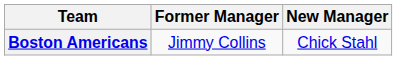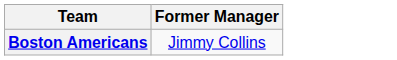- column: (337, 17)
